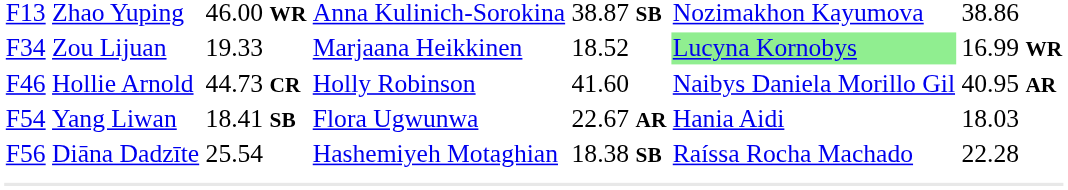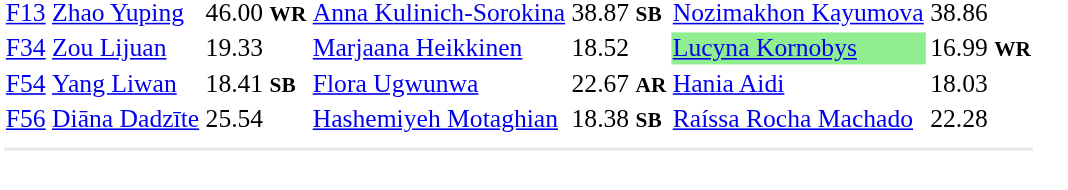- row: (26, 83)
